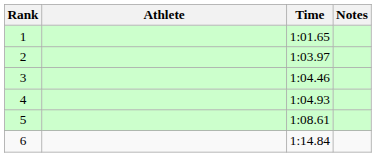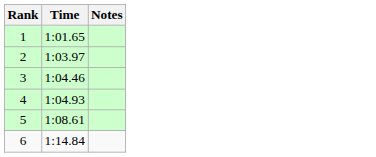- column: (164, 15)
